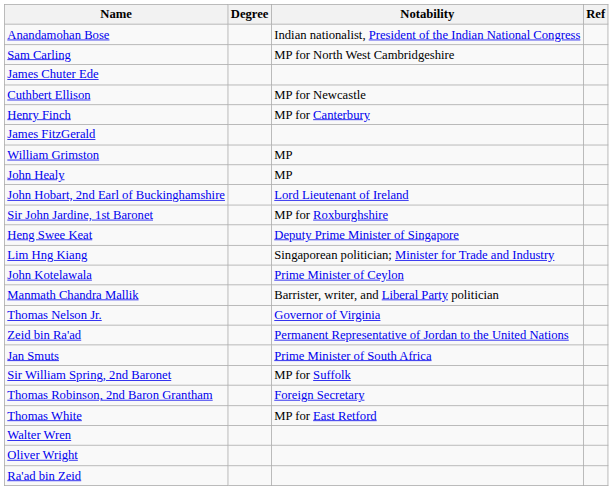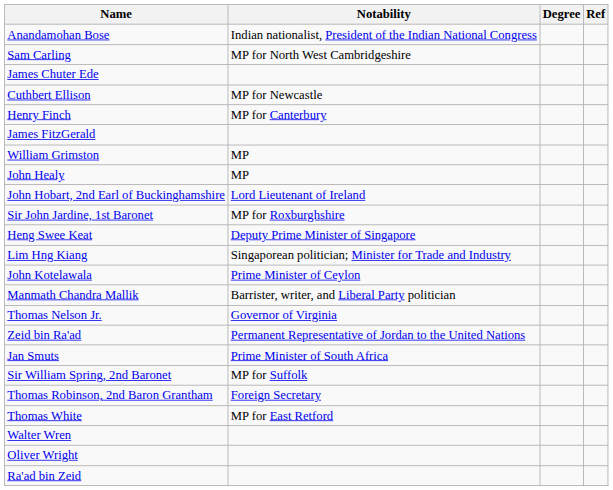columns swapped: (250, 14) <-> (427, 14)
